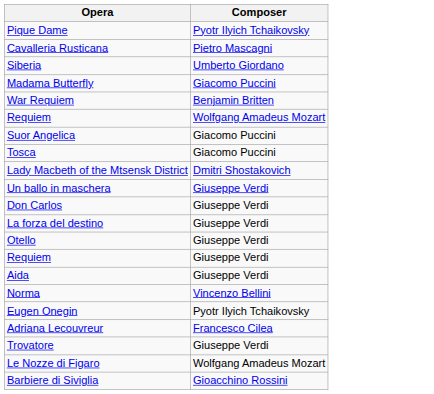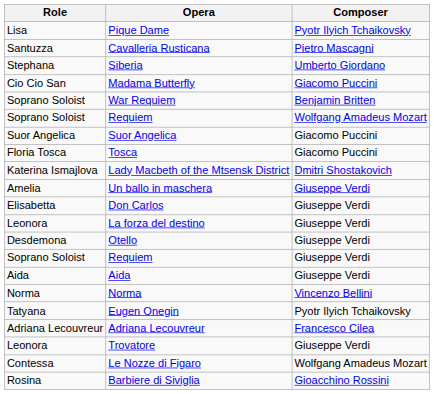+ column: (55, 13)
